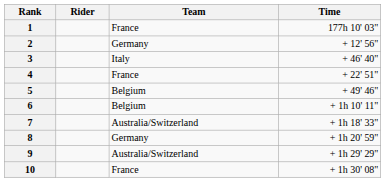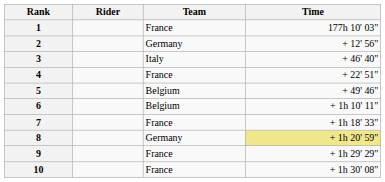(155, 122) Australia/Switzerland -> (159, 122) France
(354, 138) no background -> (354, 138) khaki background
(155, 153) Australia/Switzerland -> (159, 153) France
